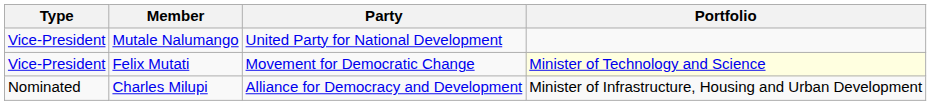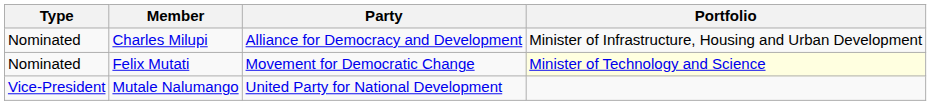rows swapped: (160, 87) <-> (176, 40)
(57, 64) Vice-President -> (44, 64) Nominated
